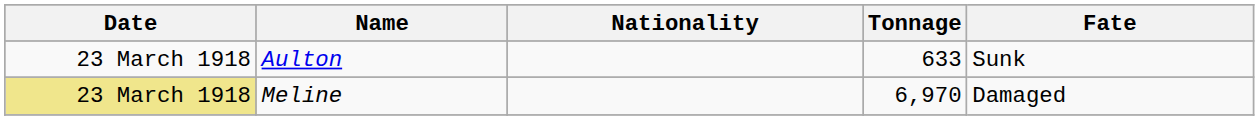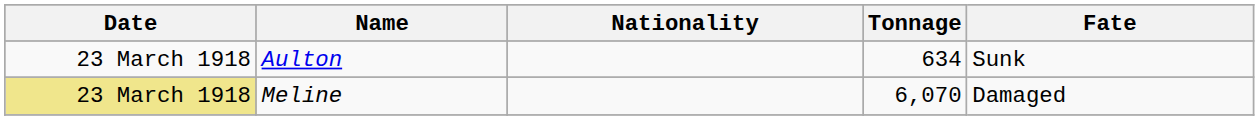(942, 60) 633 -> (942, 60) 634
(928, 96) 6,970 -> (928, 96) 6,070
